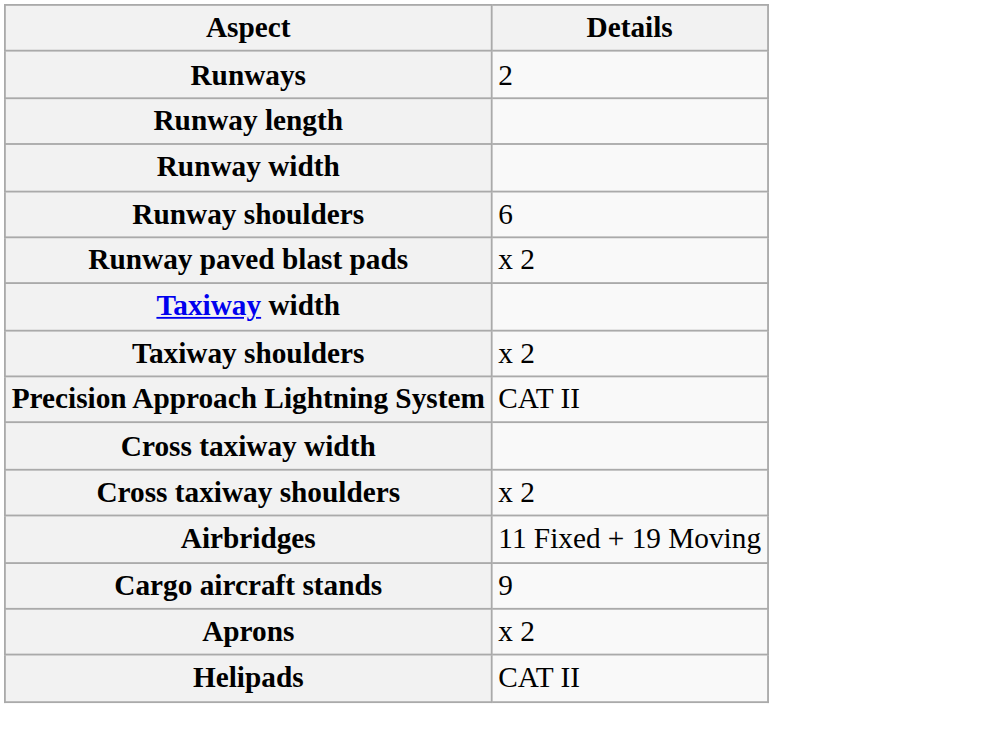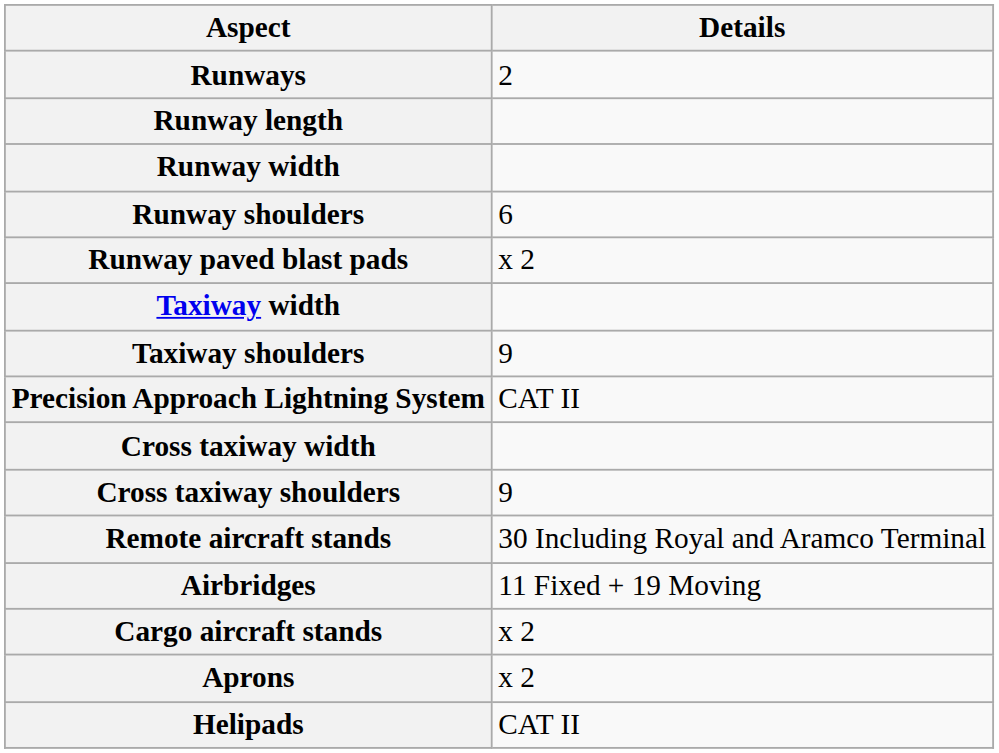(517, 352) x 2 -> (506, 352) 9
(517, 492) x 2 -> (506, 492) 9
+ row: (248, 538)
(506, 584) 9 -> (517, 631) x 2
